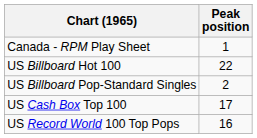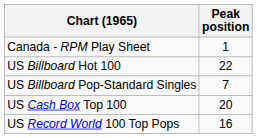(226, 85) 2 -> (226, 85) 7
(226, 104) 17 -> (226, 104) 20
